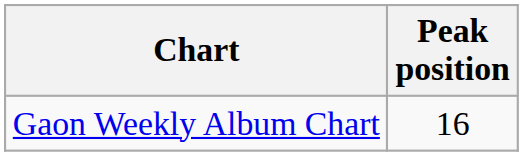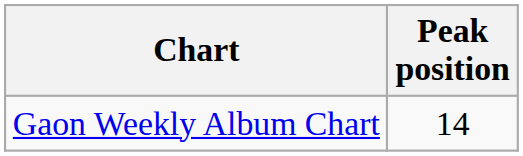(453, 122) 16 -> (453, 122) 14
